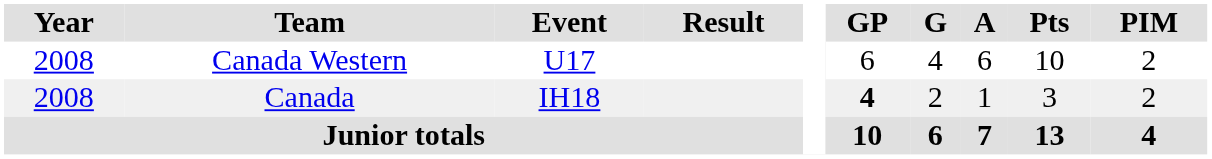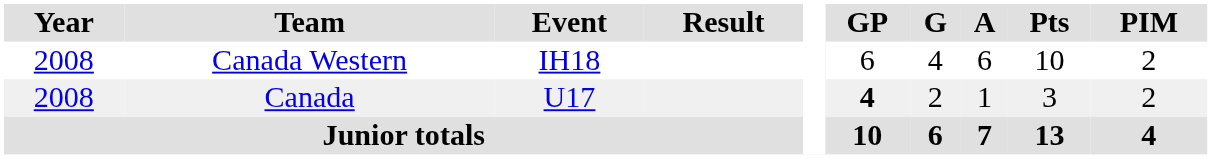(569, 59) U17 -> (569, 59) IH18
(569, 97) IH18 -> (569, 97) U17
